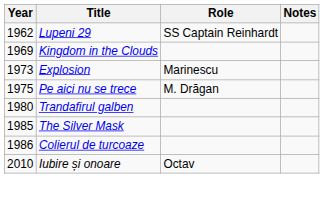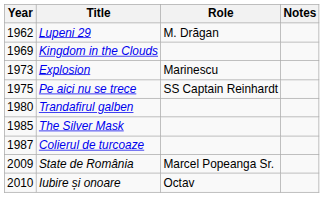(221, 32) SS Captain Reinhardt -> (191, 32) M. Drăgan
(191, 88) M. Drăgan -> (221, 88) SS Captain Reinhardt
(20, 145) 1986 -> (20, 145) 1987
+ row: (86, 164)
